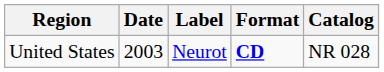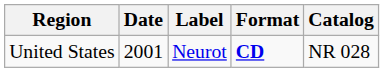(143, 51) 2003 -> (143, 51) 2001
